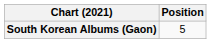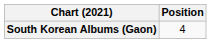(183, 30) 5 -> (183, 30) 4
